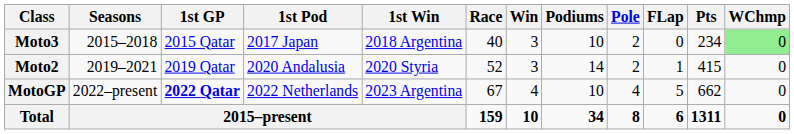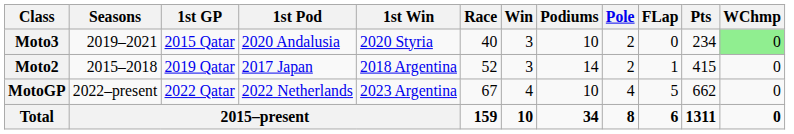(122, 41) 2015–2018 -> (122, 41) 2019–2021
(283, 41) 2017 Japan -> (291, 41) 2020 Andalusia
(414, 41) 2018 Argentina -> (396, 41) 2020 Styria
(122, 66) 2019–2021 -> (122, 66) 2015–2018
(296, 66) 2020 Andalusia -> (277, 66) 2017 Japan
(402, 66) 2020 Styria -> (409, 66) 2018 Argentina
(202, 91) bold -> (200, 91) normal
